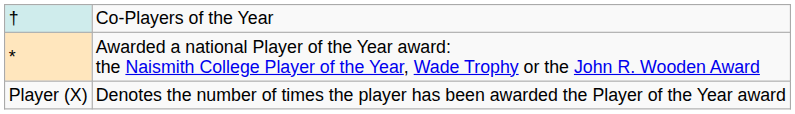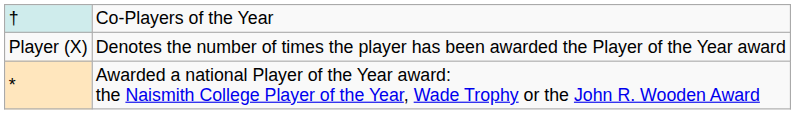rows swapped: (12, 56) <-> (48, 94)
